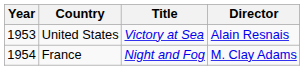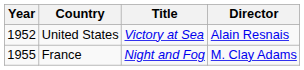(22, 34) 1953 -> (22, 34) 1952
(22, 55) 1954 -> (22, 55) 1955
